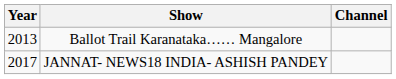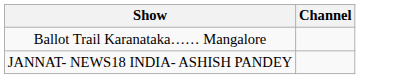- column: (22, 16)
